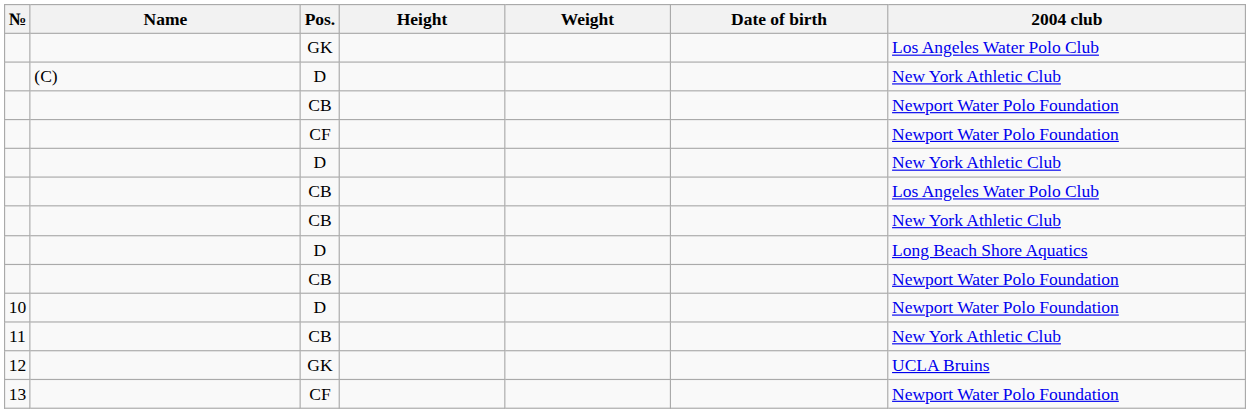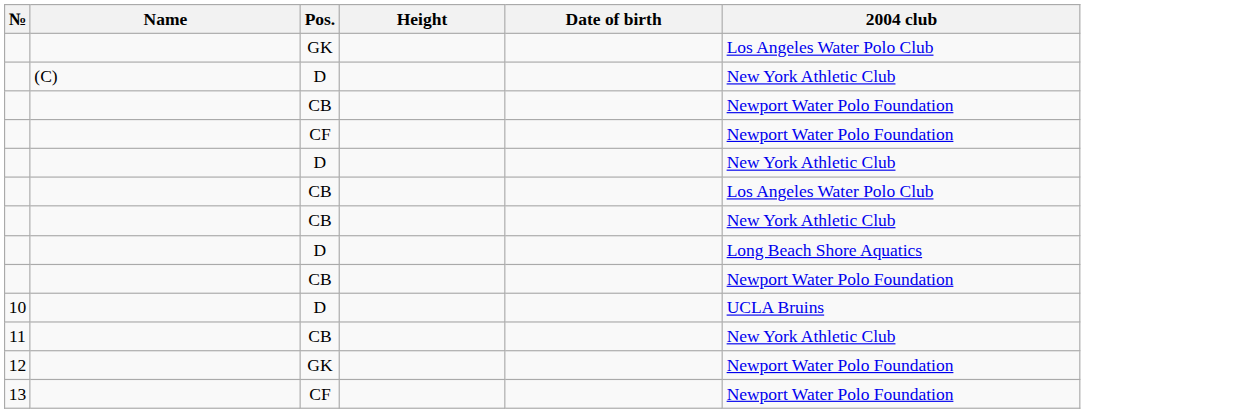- column: (587, 19)
(1005, 307) Newport Water Polo Foundation -> (775, 307) UCLA Bruins
(941, 364) UCLA Bruins -> (840, 364) Newport Water Polo Foundation
